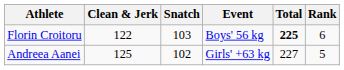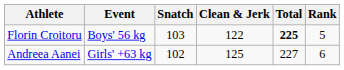columns swapped: (238, 14) <-> (123, 14)
(322, 35) 6 -> (322, 35) 5
(322, 55) 5 -> (322, 55) 6
